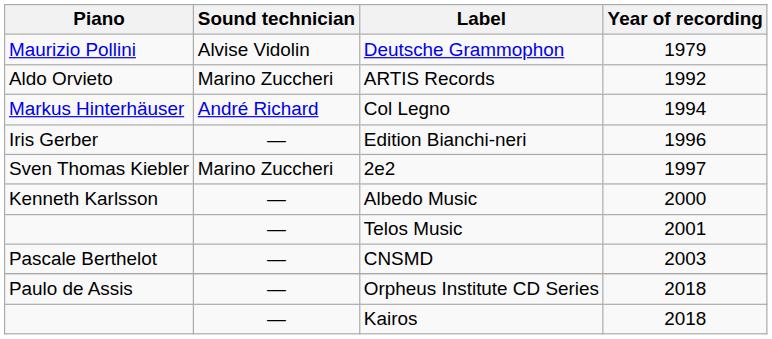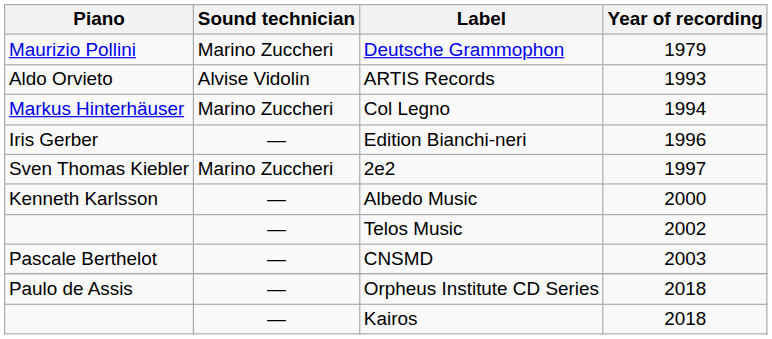(254, 49) Alvise Vidolin -> (265, 49) Marino Zuccheri
(265, 79) Marino Zuccheri -> (254, 79) Alvise Vidolin
(685, 79) 1992 -> (685, 79) 1993
(258, 109) André Richard -> (265, 109) Marino Zuccheri
(685, 229) 2001 -> (685, 229) 2002
